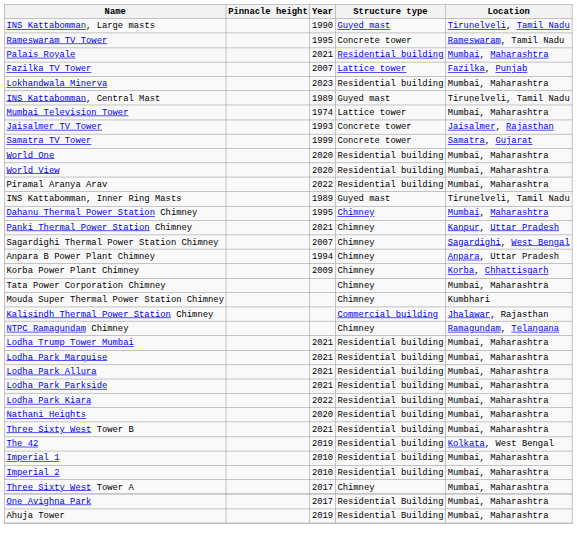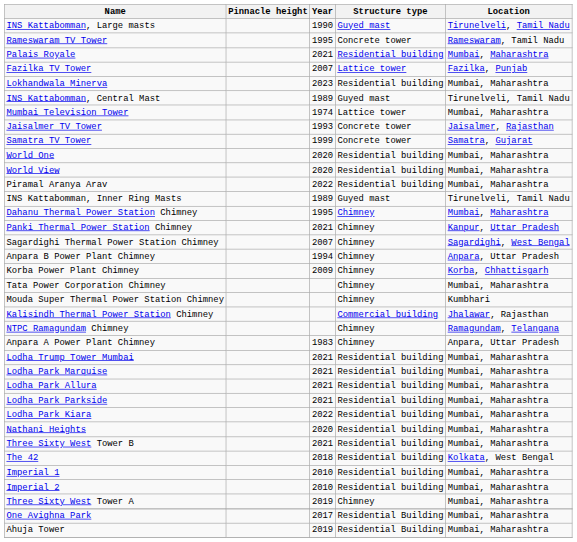+ row: (81, 343)
(323, 444) 2019 -> (323, 458) 2018
(323, 487) 2017 -> (323, 501) 2019
